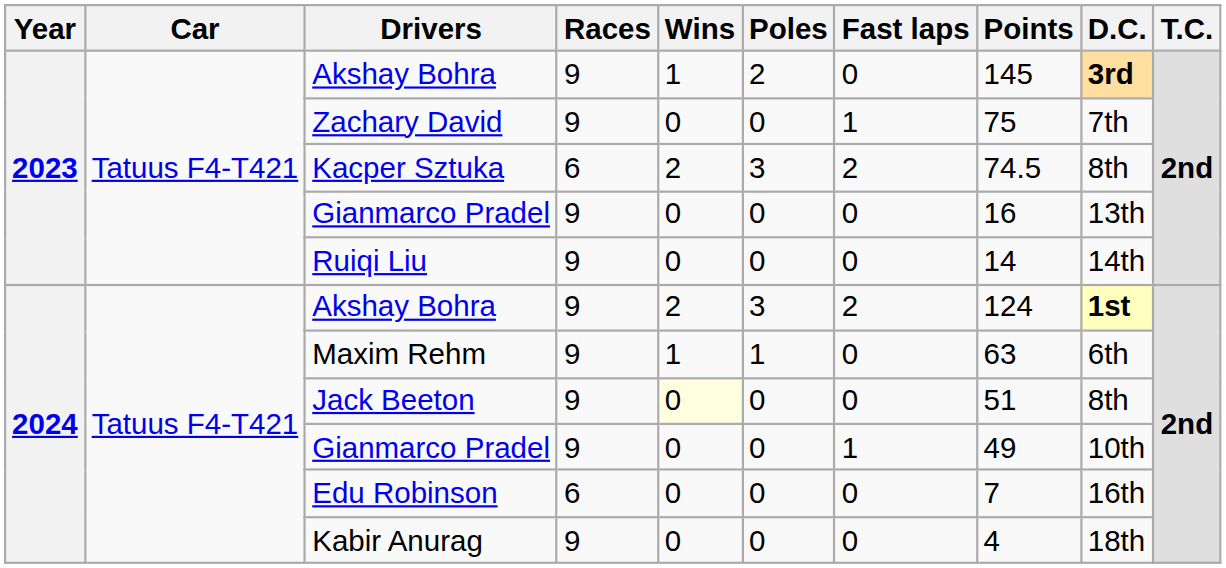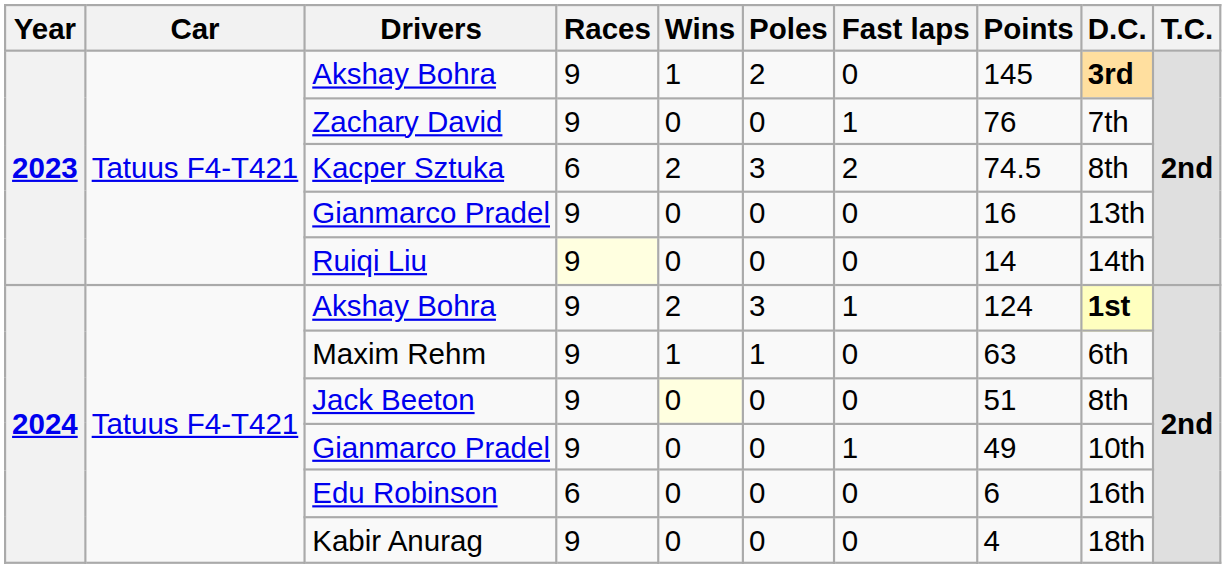(1000, 121) 75 -> (1000, 121) 76
(572, 261) no background -> (572, 261) lightyellow background
(850, 307) 2 -> (850, 307) 1
(992, 493) 7 -> (992, 493) 6
